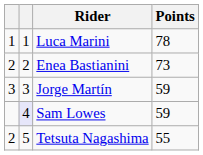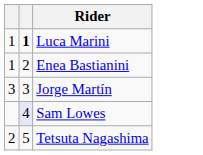- column: (175, 16)
(26, 41) normal -> (26, 41) bold
(12, 65) 2 -> (12, 65) 1
